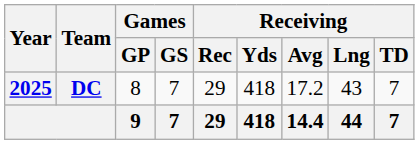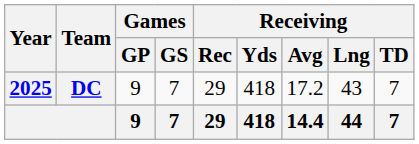(136, 88) 8 -> (136, 88) 9
